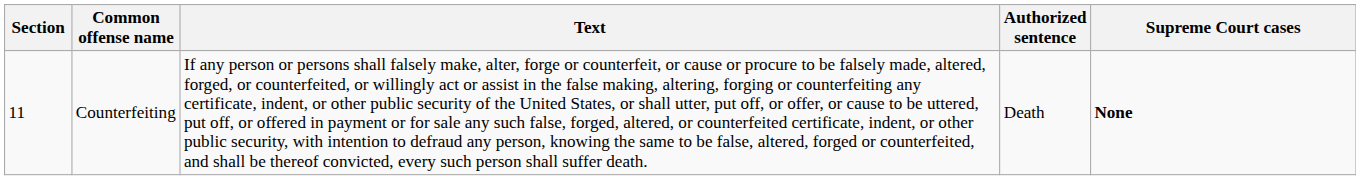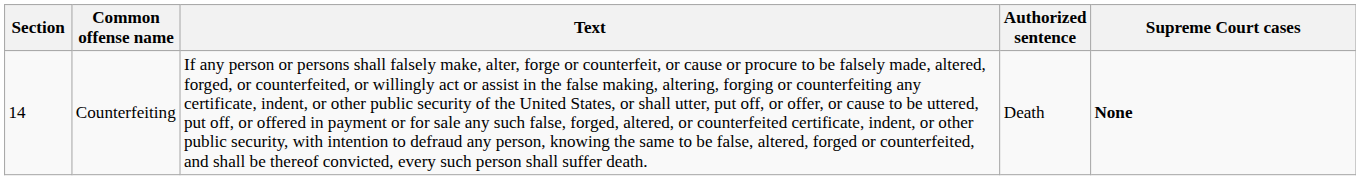(17, 112) 11 -> (17, 112) 14
